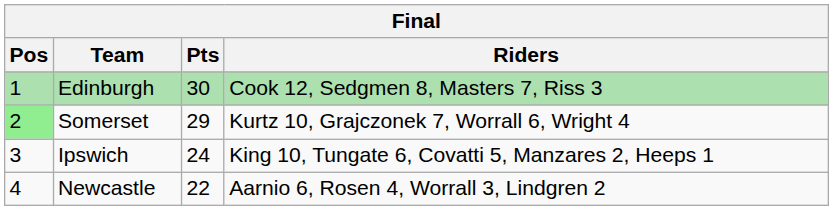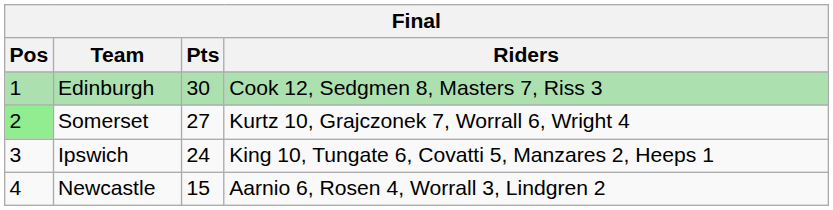(198, 121) 29 -> (198, 121) 27
(198, 188) 22 -> (198, 188) 15
